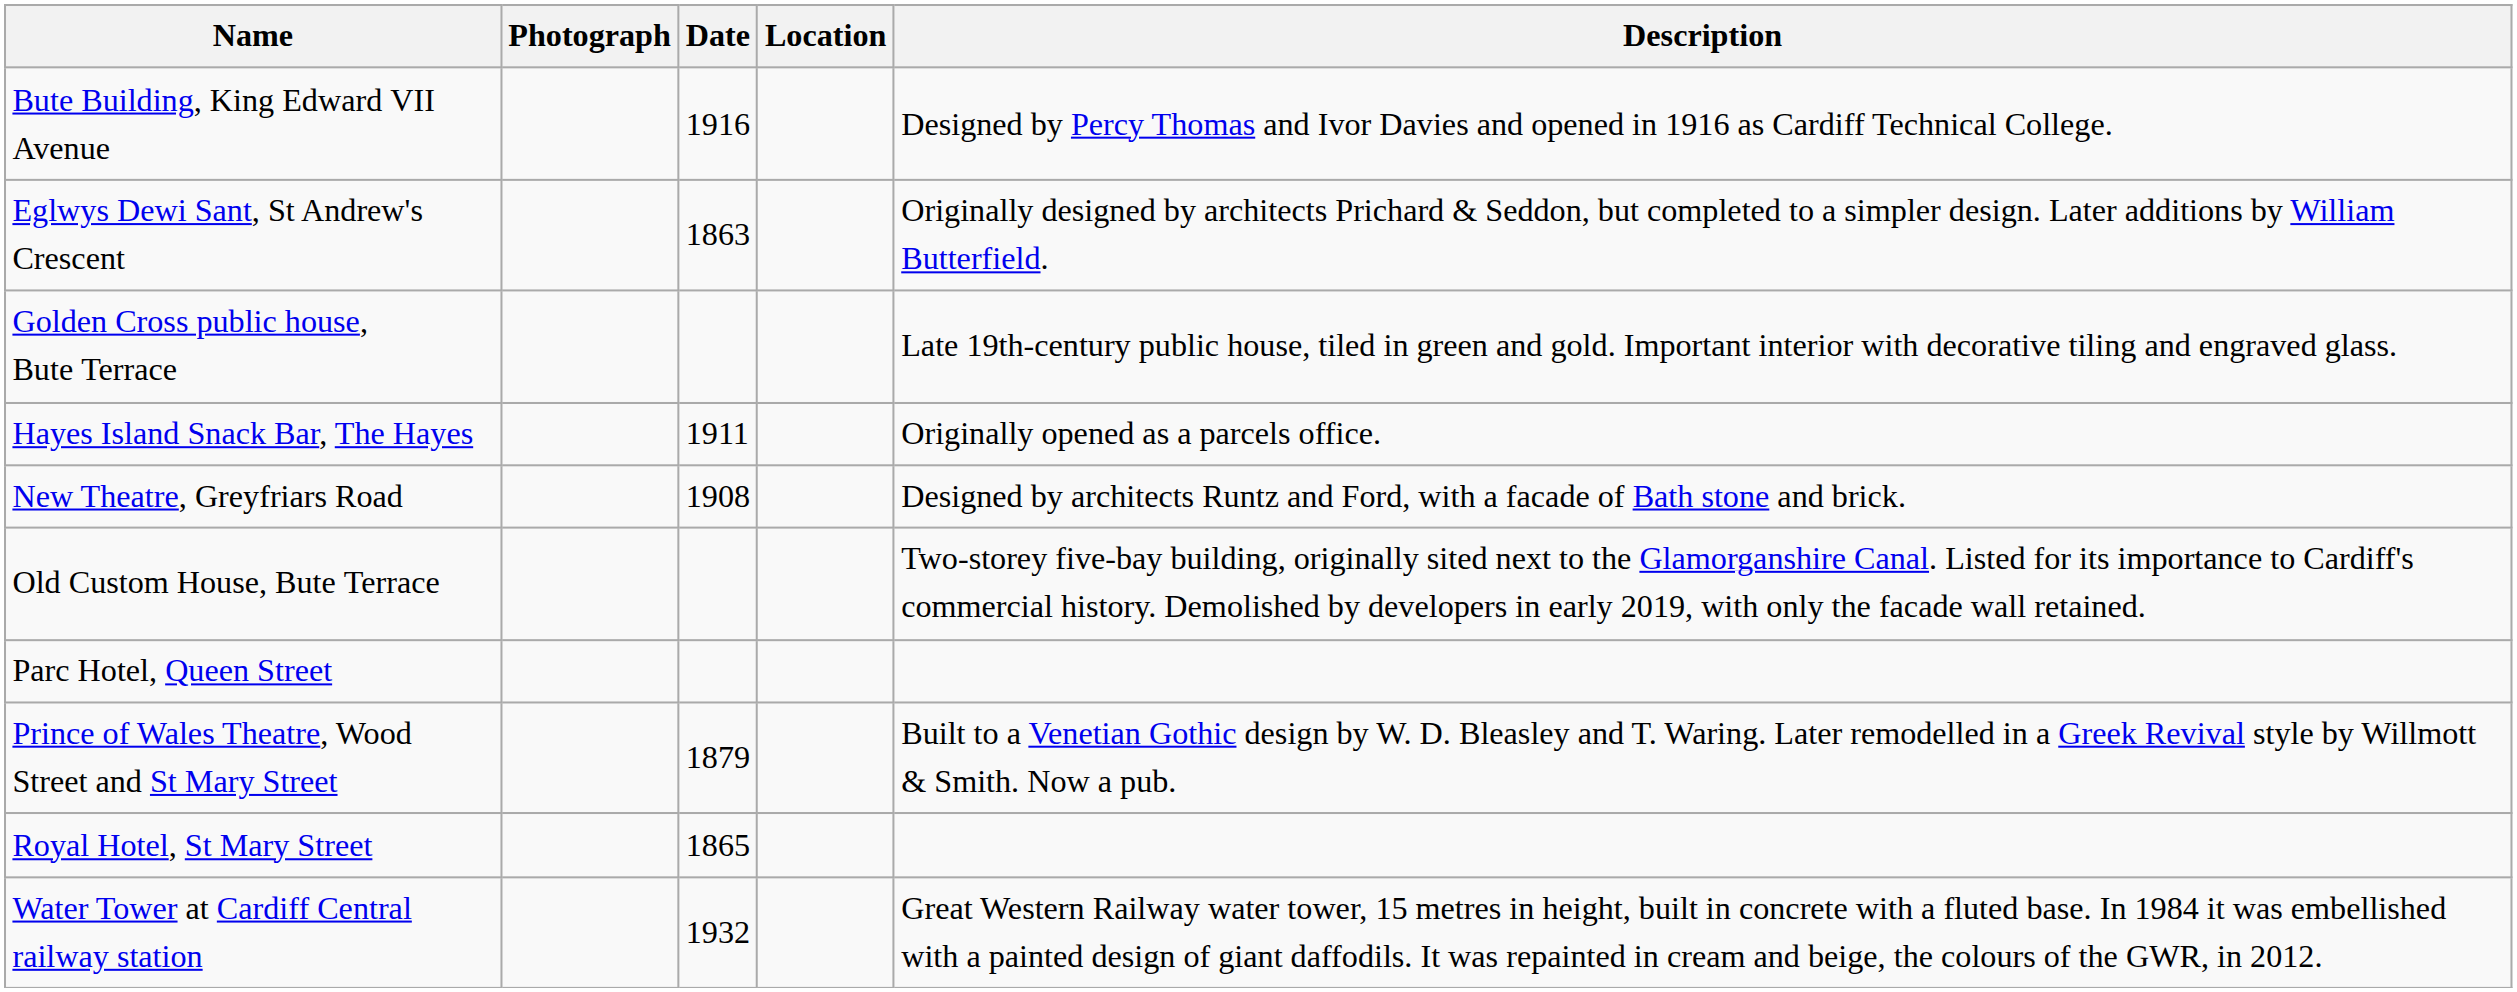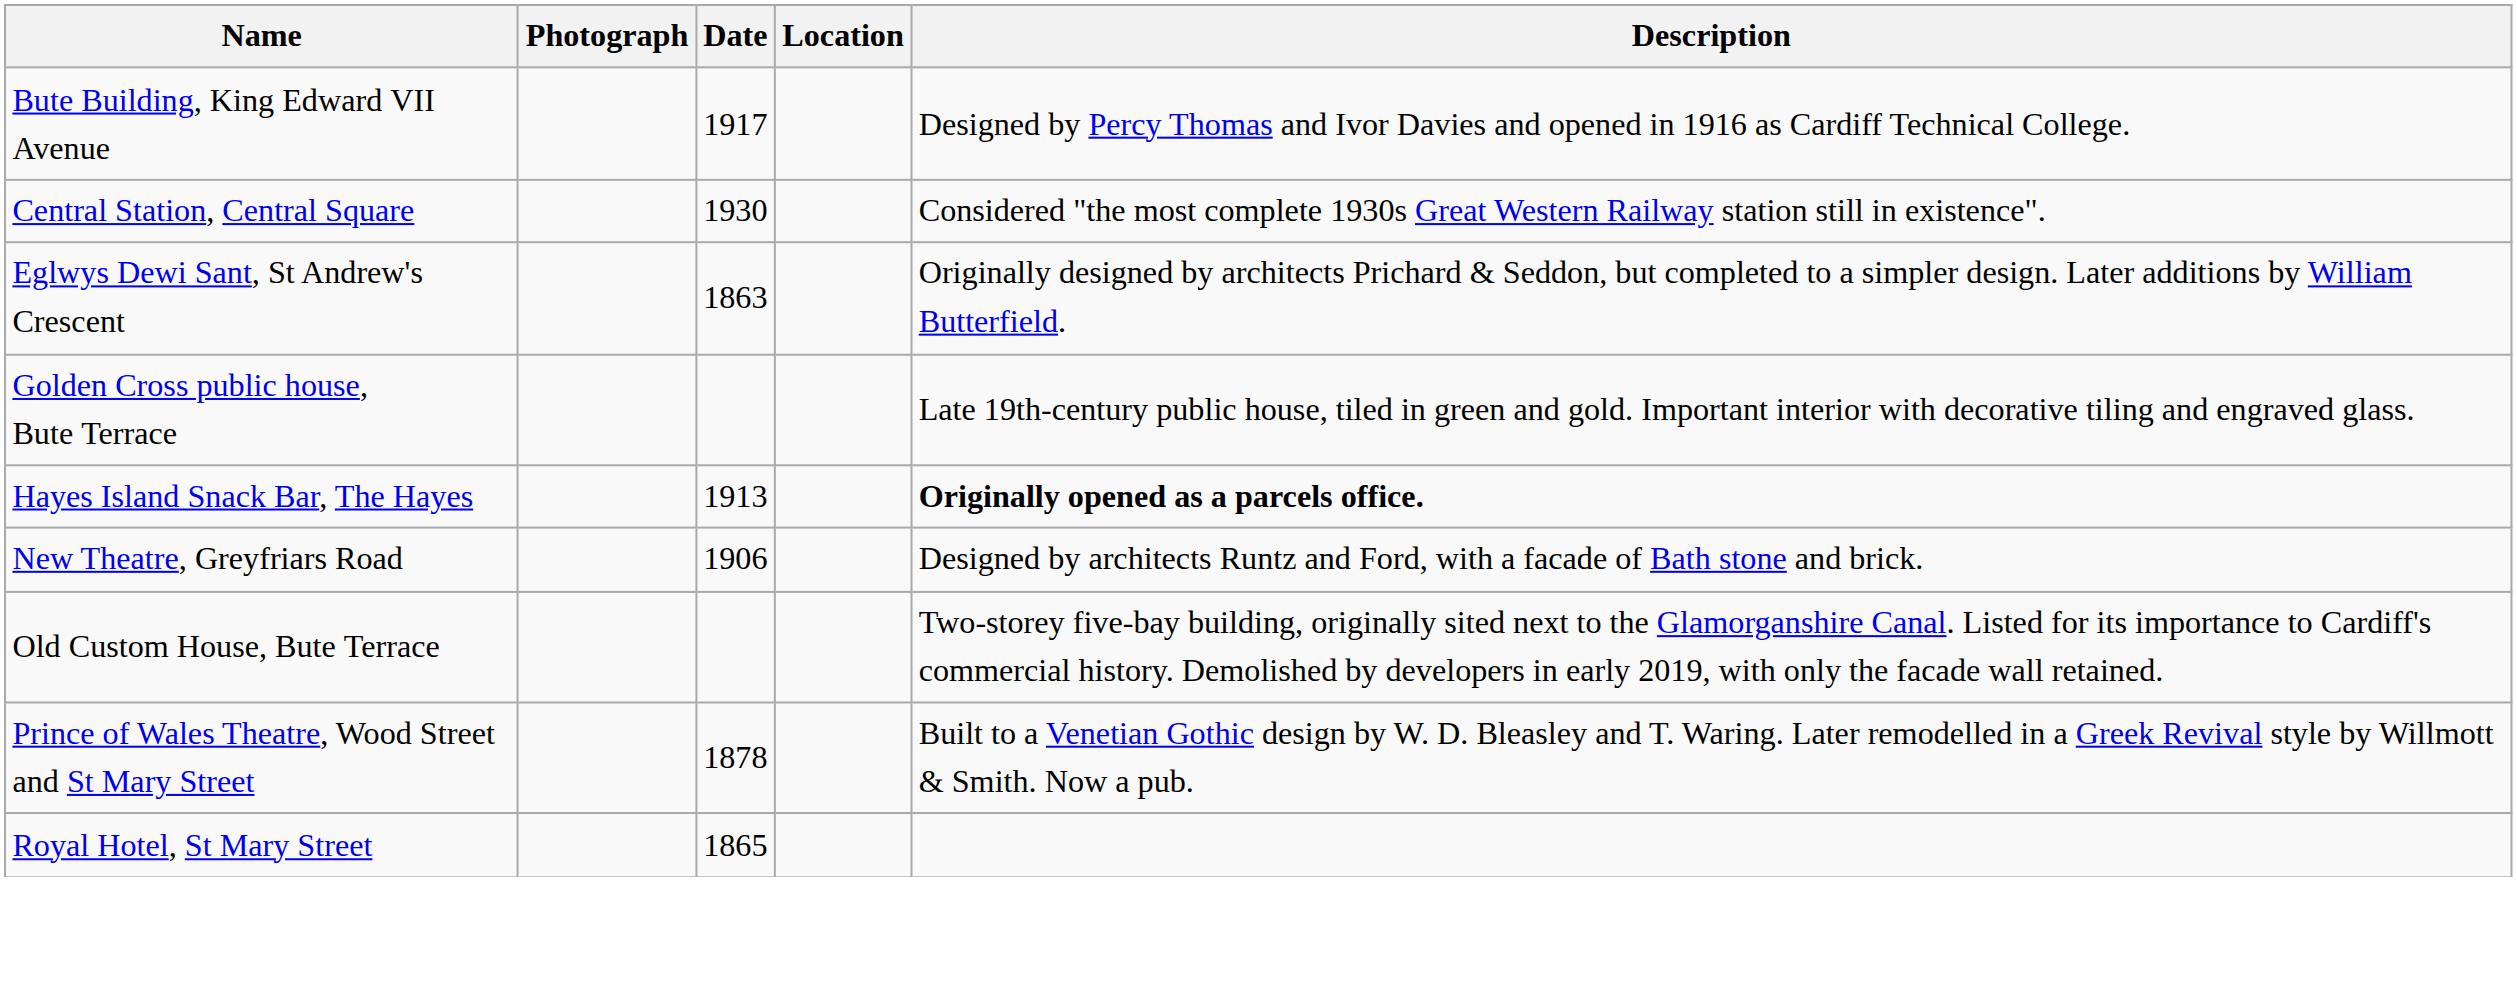(718, 123) 1916 -> (735, 123) 1917
+ row: (213, 210)
(717, 433) 1911 -> (735, 496) 1913
(1141, 433) normal -> (1171, 496) bold
(718, 496) 1908 -> (735, 559) 1906
- row: (172, 670)
(718, 757) 1879 -> (735, 757) 1878
- row: (212, 931)
